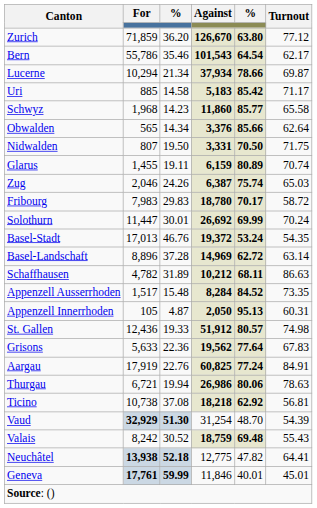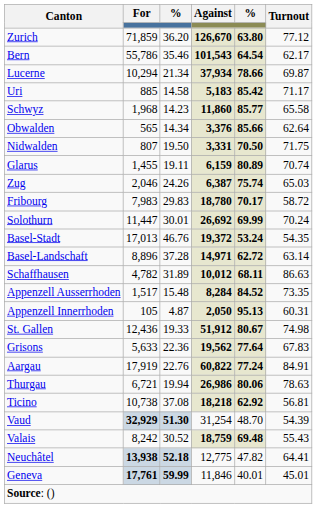(216, 256) 14,969 -> (216, 256) 14,971
(216, 274) 10,212 -> (216, 274) 10,012
(250, 329) 80.57 -> (250, 329) 80.67
(216, 366) 60,825 -> (216, 366) 60,822
